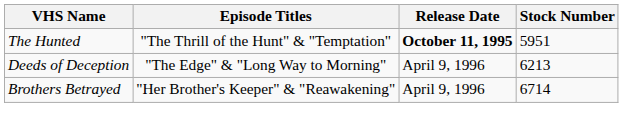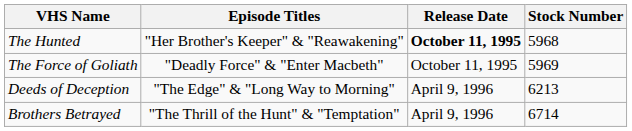(266, 41) "The Thrill of the Hunt" & "Temptation" -> (274, 41) "Her Brother's Keeper" & "Reawakening"
(535, 41) 5951 -> (543, 41) 5968
+ row: (73, 65)
(266, 89) "Her Brother's Keeper" & "Reawakening" -> (274, 114) "The Thrill of the Hunt" & "Temptation"
